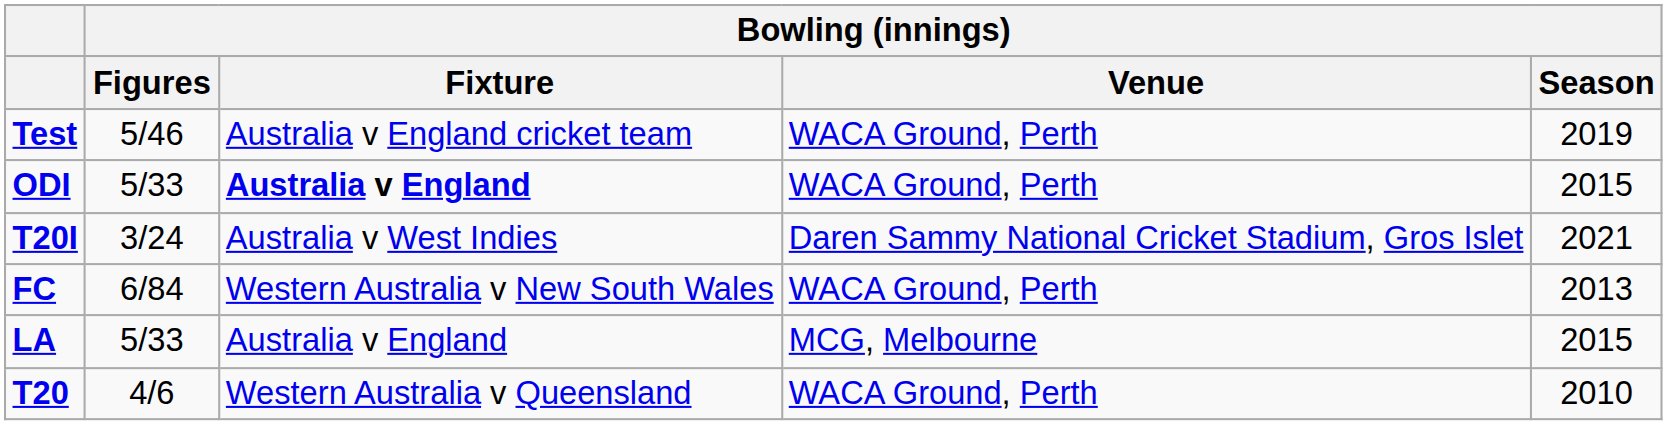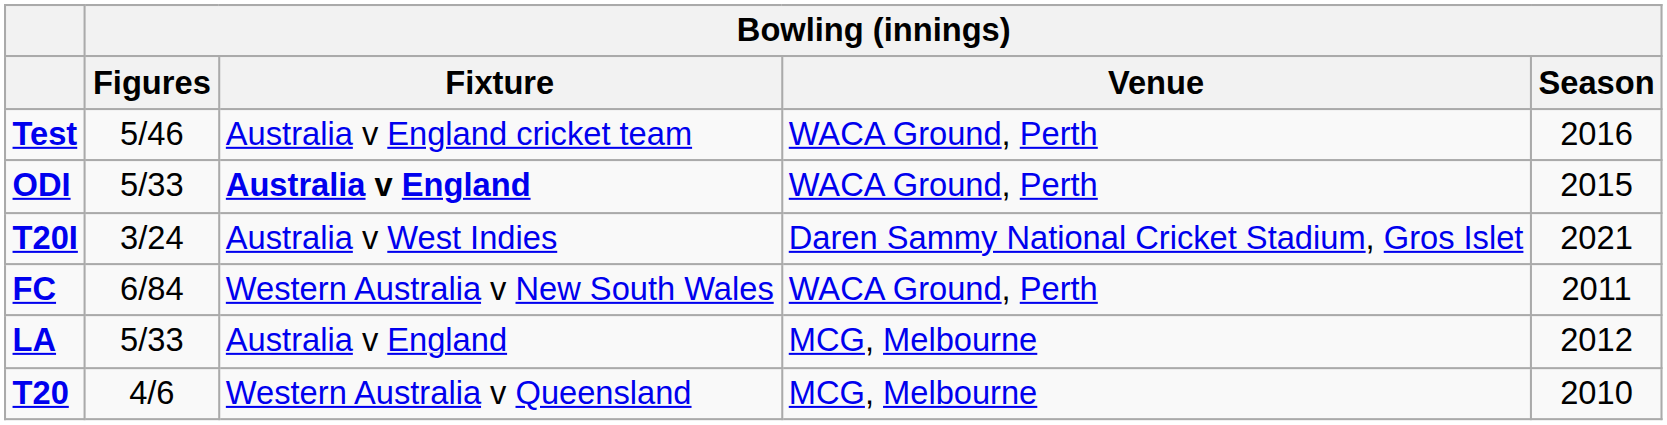(1597, 133) 2019 -> (1597, 133) 2016
(1597, 289) 2013 -> (1597, 289) 2011
(1597, 340) 2015 -> (1597, 340) 2012
(943, 392) WACA Ground, Perth -> (913, 392) MCG, Melbourne
